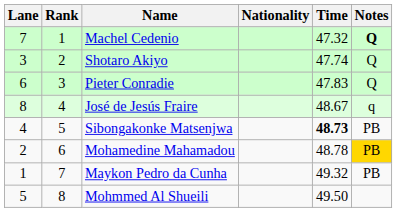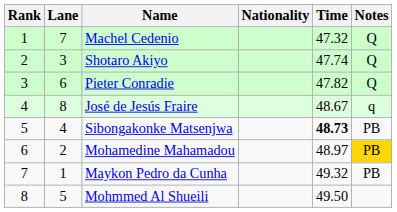columns swapped: (62, 15) <-> (23, 15)
(372, 38) bold -> (372, 38) normal
(332, 83) 47.83 -> (332, 83) 47.82
(332, 151) 48.78 -> (332, 151) 48.97
